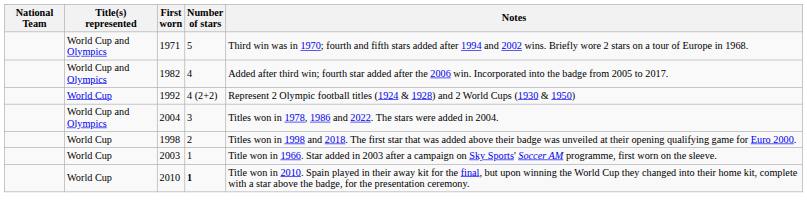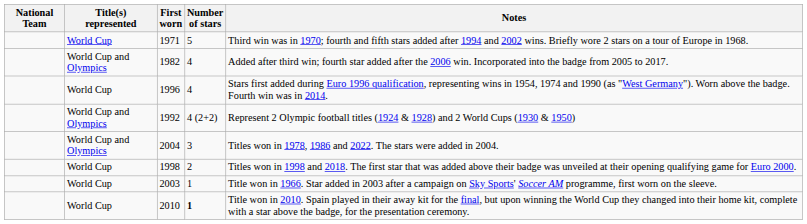(98, 46) World Cup and Olympics -> (89, 40) World Cup
+ row: (170, 90)
(90, 95) World Cup -> (98, 117) World Cup and Olympics
